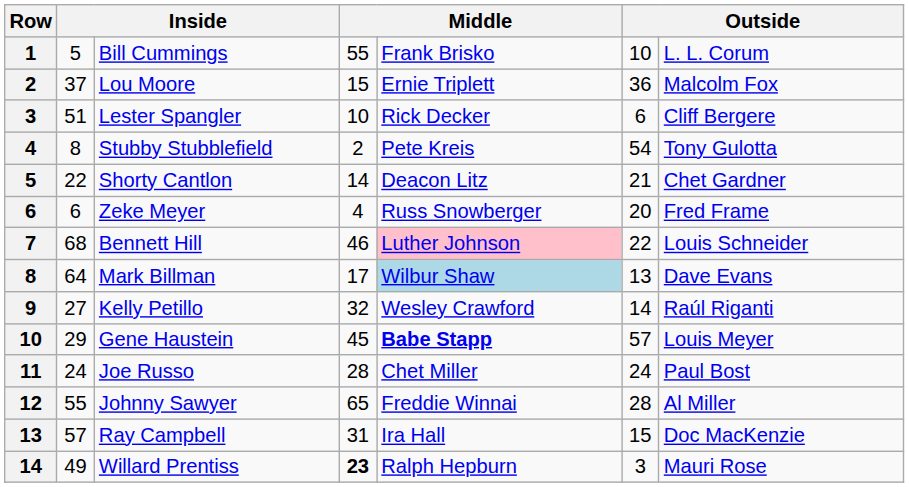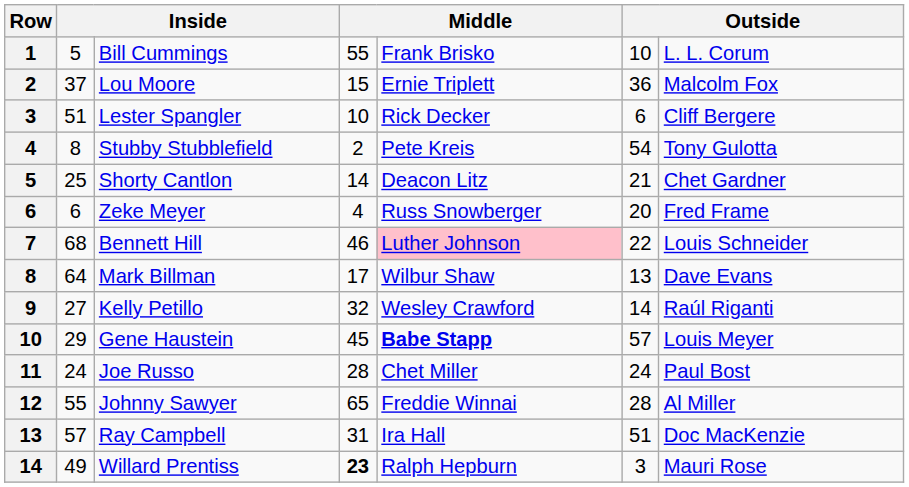(75, 180) 22 -> (75, 180) 25
(438, 276) lightblue background -> (438, 276) no background
(640, 435) 15 -> (640, 435) 51
